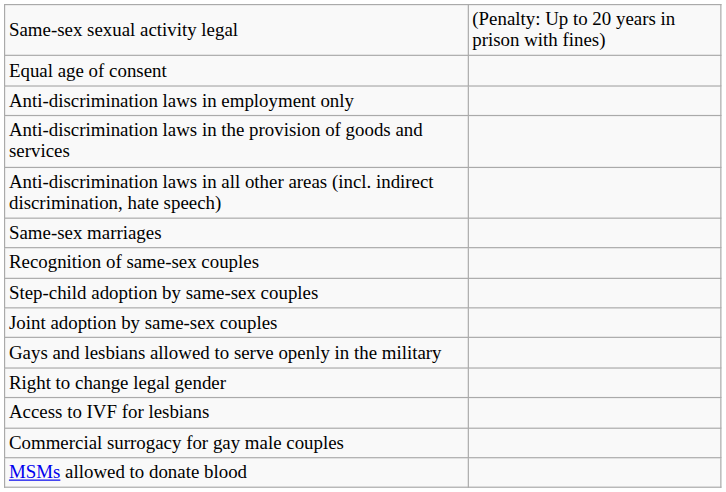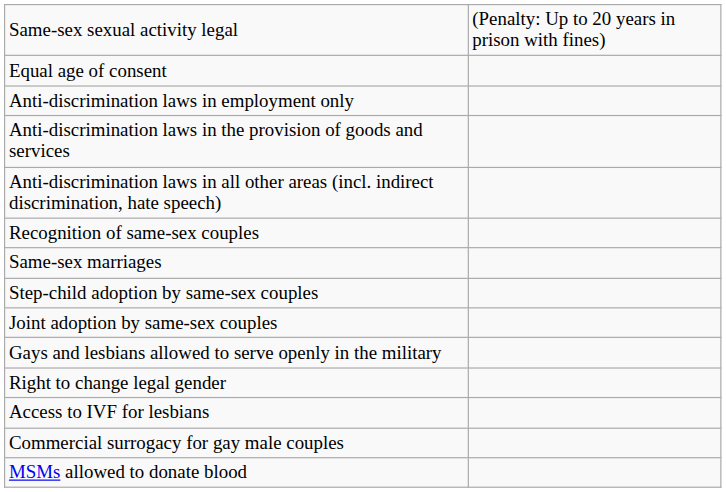rows swapped: (85, 232) <-> (134, 262)
